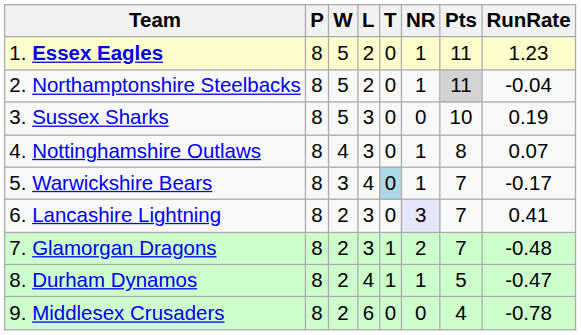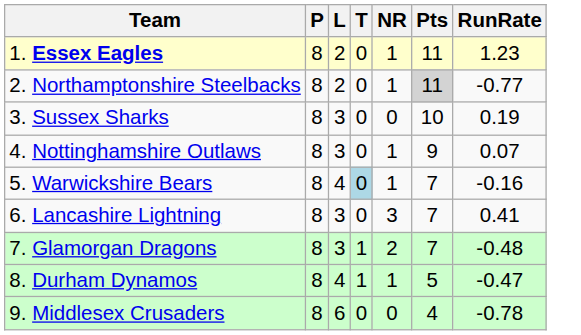- column: (343, 20)
(528, 85) -0.04 -> (500, 85) -0.77
(461, 150) 8 -> (432, 150) 9
(528, 183) -0.17 -> (500, 183) -0.16
(421, 215) lavender background -> (392, 215) no background
